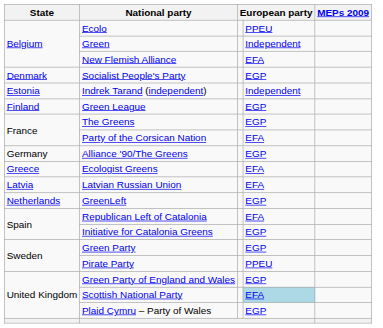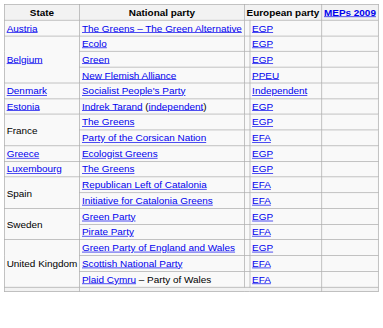+ row: (22, 28)
(259, 28) PPEU -> (263, 44) EGP
(273, 44) Independent -> (263, 60) EGP
(255, 60) EFA -> (266, 75) PPEU
(256, 75) EGP -> (280, 91) Independent
(273, 91) Independent -> (263, 107) EGP
- row: (23, 107)
- row: (27, 154)
(255, 170) EFA -> (263, 154) EGP
- row: (20, 185)
+ row: (34, 170)
- row: (33, 201)
(256, 232) EGP -> (262, 201) EFA
(259, 264) PPEU -> (262, 232) EFA
(255, 295) lightblue background -> (262, 264) no background
(256, 311) EGP -> (262, 279) EFA
